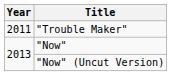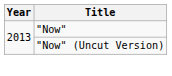- row: (82, 29)
